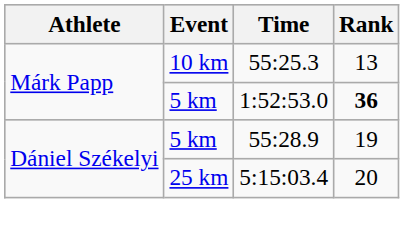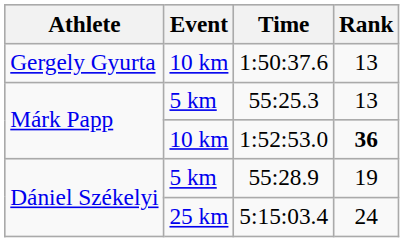+ row: (284, 62)
(199, 62) 10 km -> (193, 101) 5 km
(193, 101) 5 km -> (199, 139) 10 km
(366, 178) 20 -> (366, 216) 24
